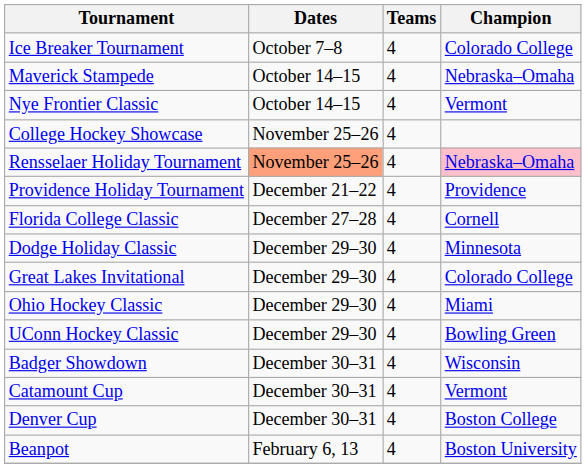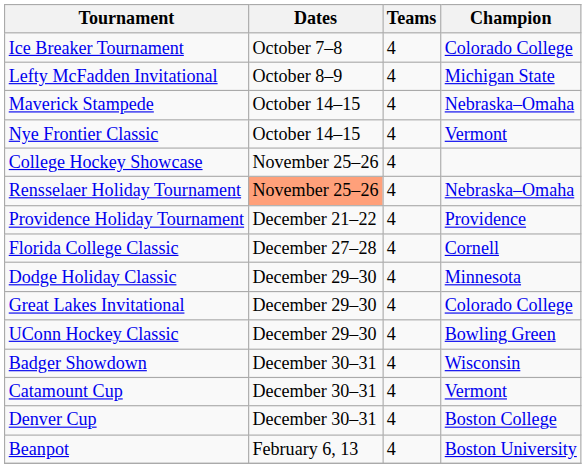+ row: (113, 76)
(509, 162) pink background -> (509, 190) no background
- row: (86, 305)
